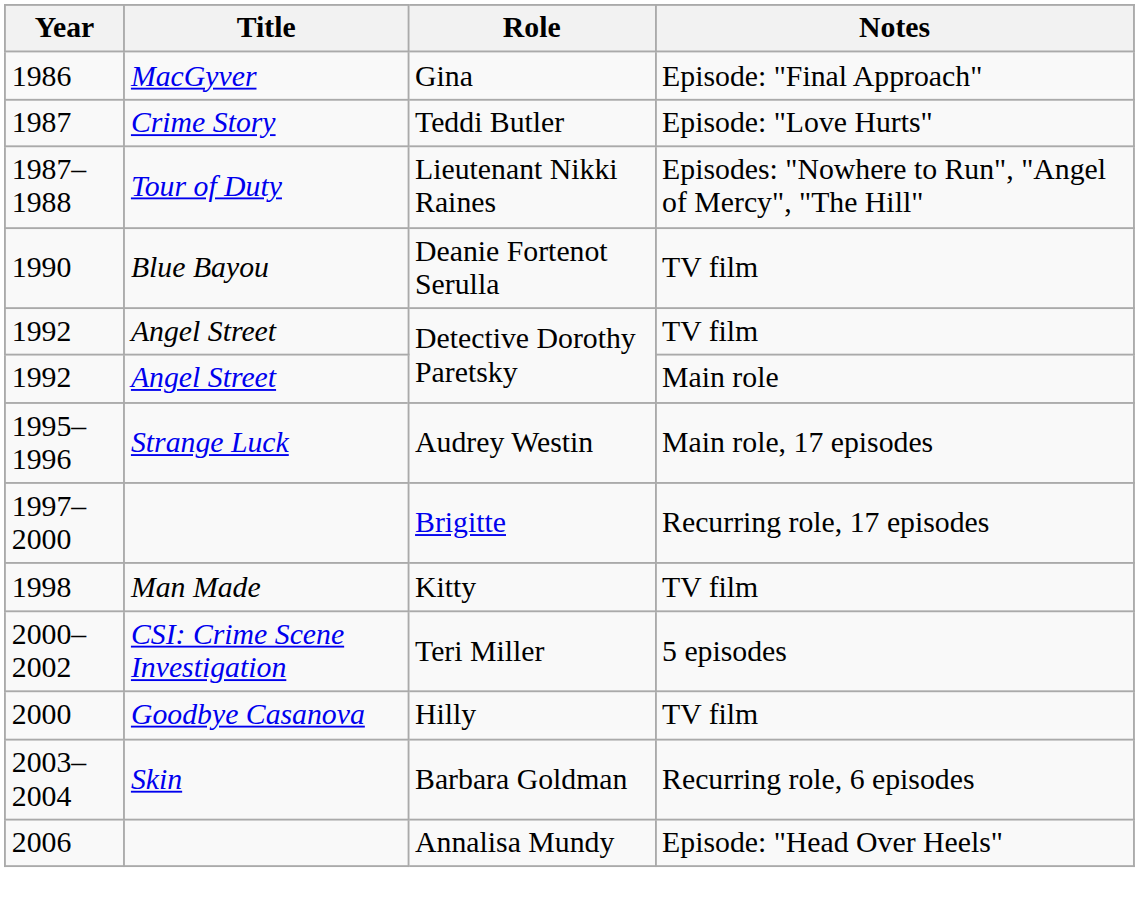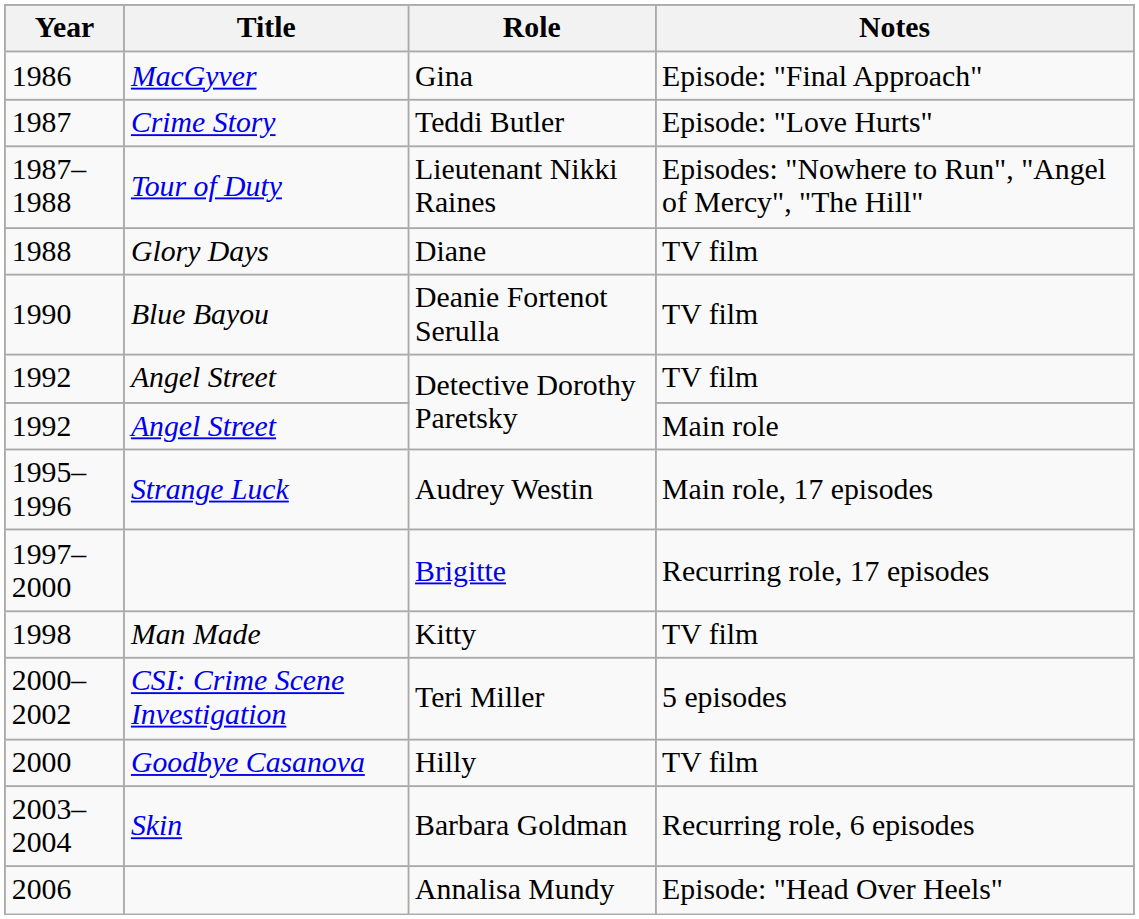+ row: (451, 250)
